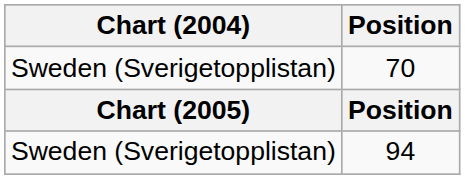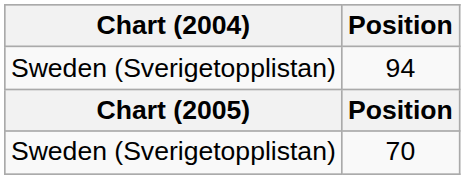rows swapped: (400, 151) <-> (400, 67)
